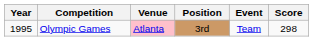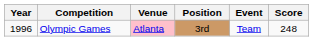(21, 28) 1995 -> (21, 28) 1996
(289, 28) 298 -> (289, 28) 248
